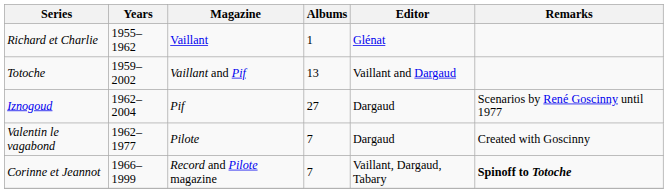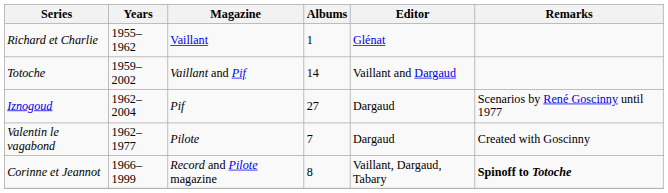(313, 73) 13 -> (313, 73) 14
(310, 172) 7 -> (310, 172) 8
